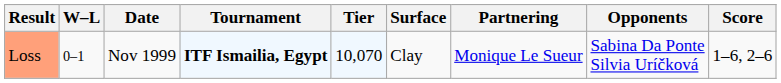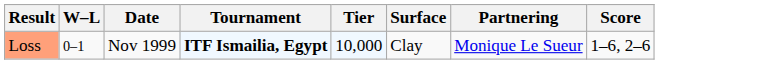- column: (648, 18)
(359, 54) 10,070 -> (359, 45) 10,000
